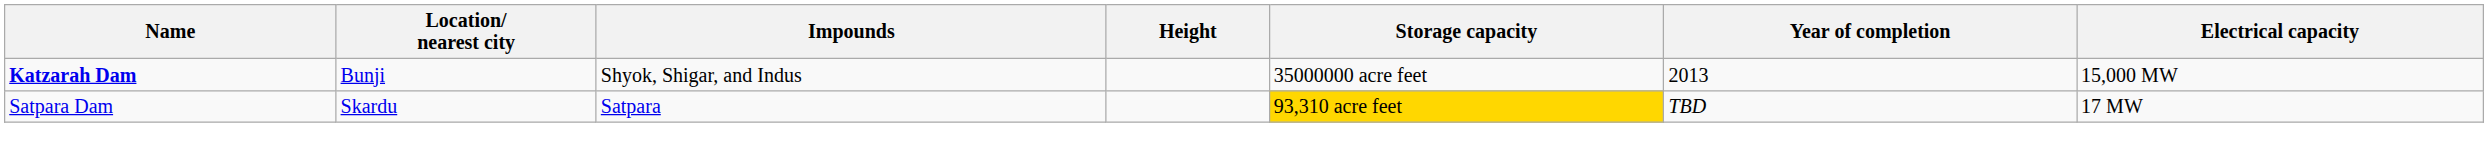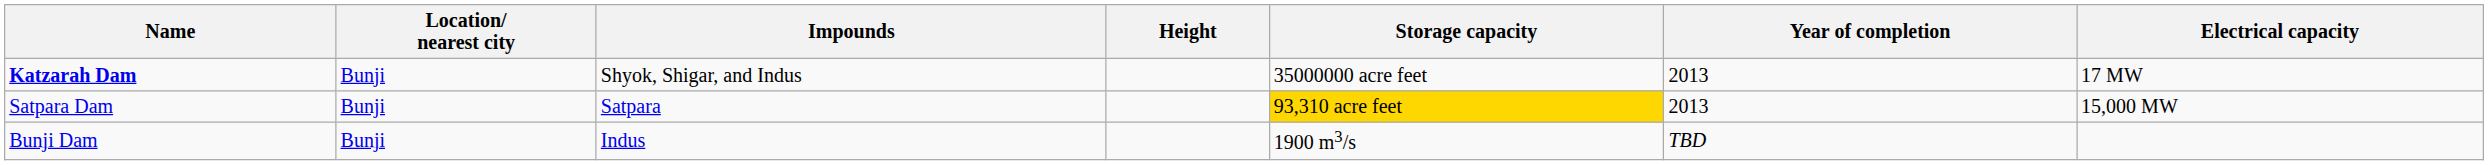(2129, 74) 15,000 MW -> (2112, 74) 17 MW
(369, 106) Skardu -> (363, 106) Bunji
(1687, 106) TBD -> (1688, 106) 2013
(2112, 106) 17 MW -> (2129, 106) 15,000 MW
+ row: (53, 140)
